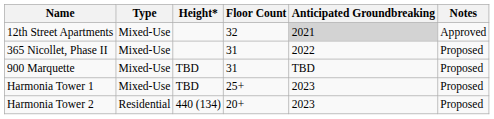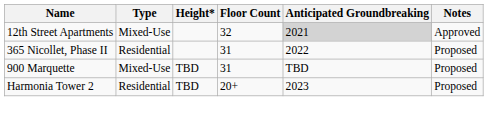(144, 50) Mixed-Use -> (144, 50) Residential
- row: (50, 86)
(198, 104) 440 (134) -> (187, 86) TBD
